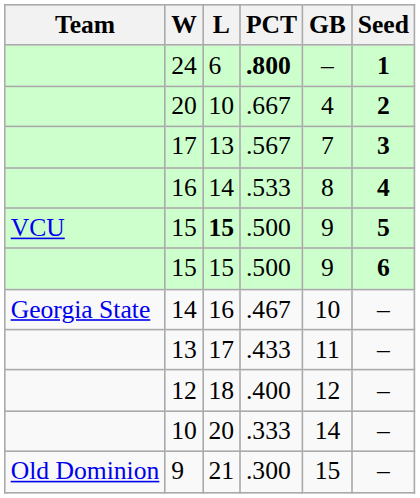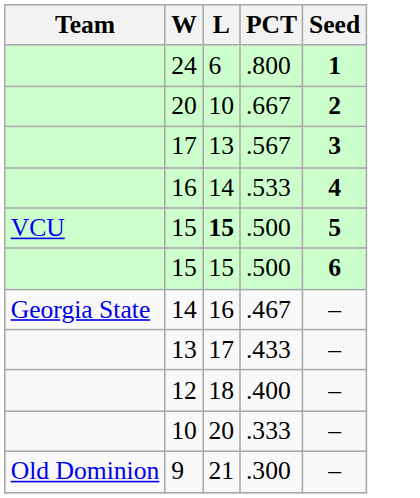- column: (327, 24)
(268, 65) bold -> (268, 65) normal
